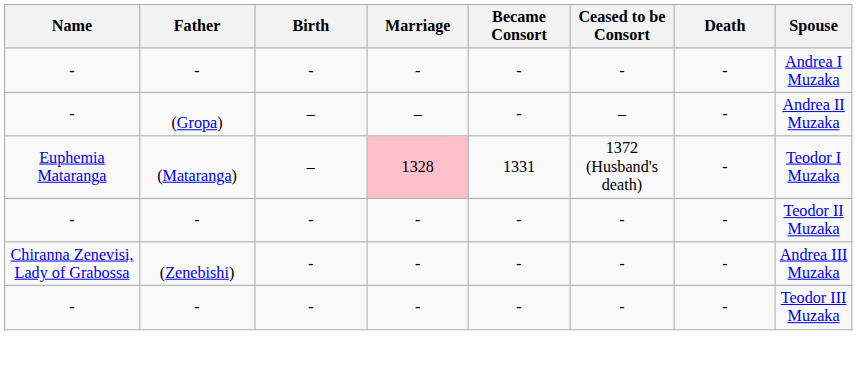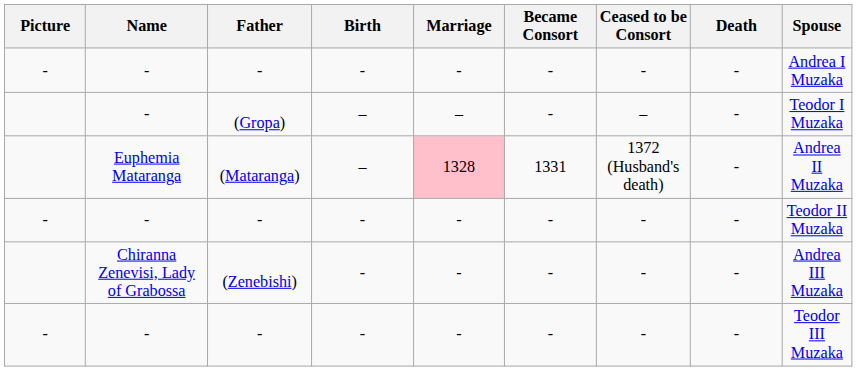+ column: (45, 26)
(814, 114) Andrea II Muzaka -> (817, 114) Teodor I Muzaka
(814, 166) Teodor I Muzaka -> (817, 166) Andrea II Muzaka
